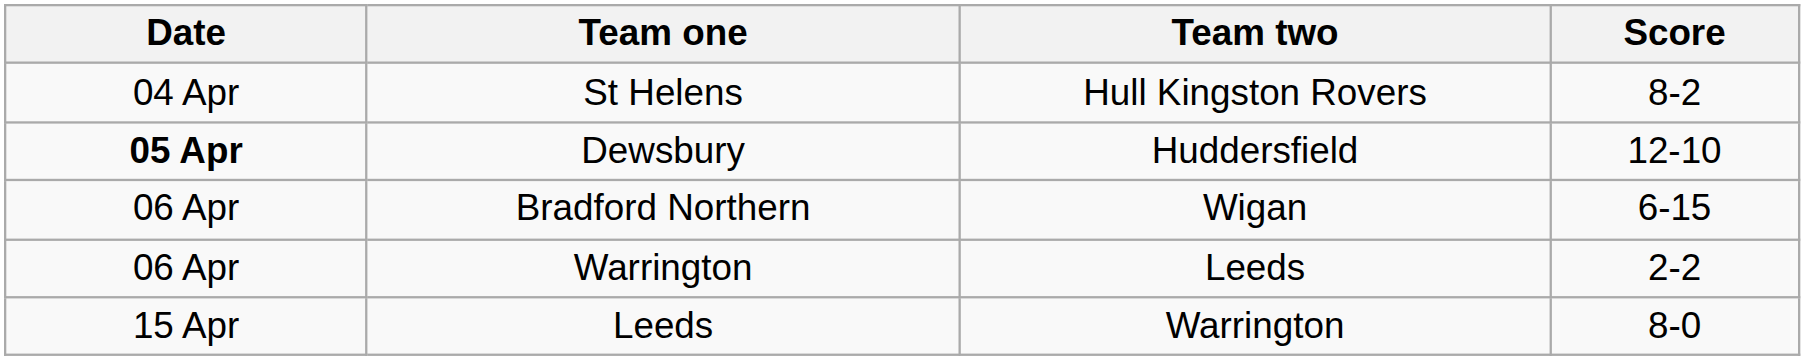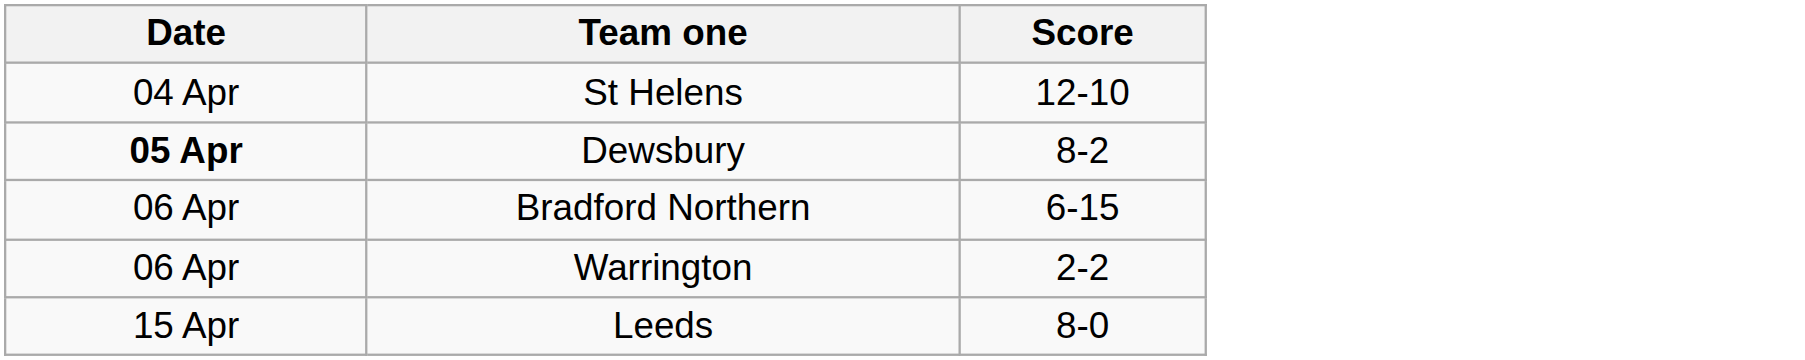- column: (1255, 33)
(1675, 92) 8-2 -> (1083, 92) 12-10
(1675, 150) 12-10 -> (1083, 150) 8-2
